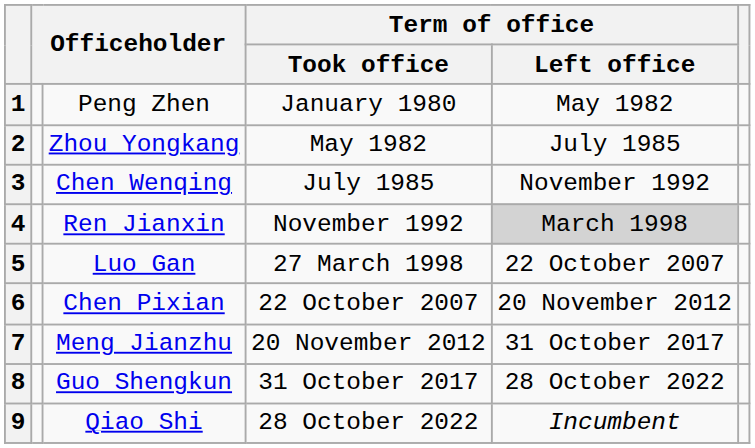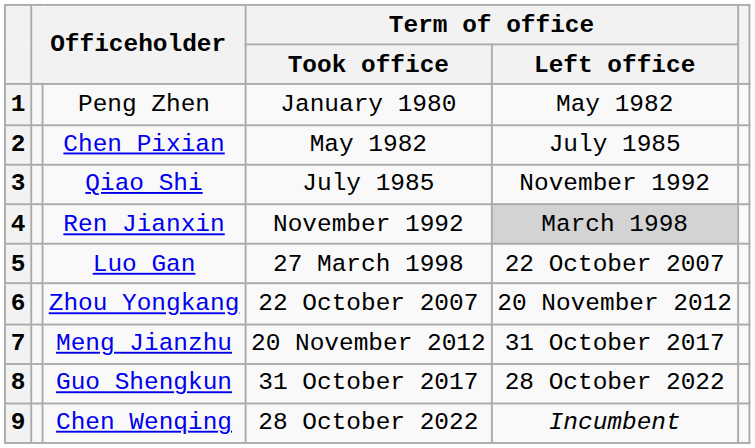(144, 144) Zhou Yongkang -> (144, 144) Chen Pixian
(144, 184) Chen Wenqing -> (144, 184) Qiao Shi
(144, 304) Chen Pixian -> (144, 304) Zhou Yongkang
(144, 423) Qiao Shi -> (144, 423) Chen Wenqing
